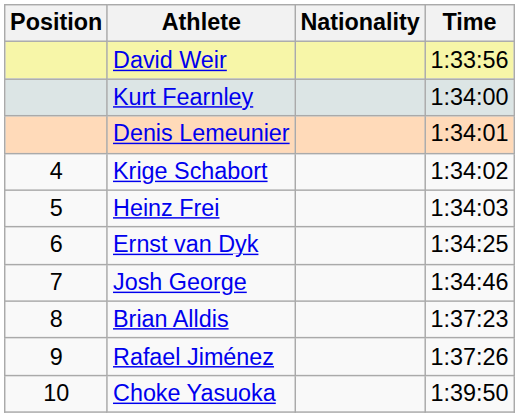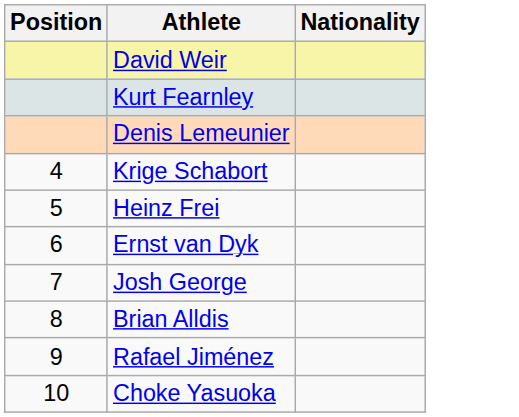- column: (470, 23)
